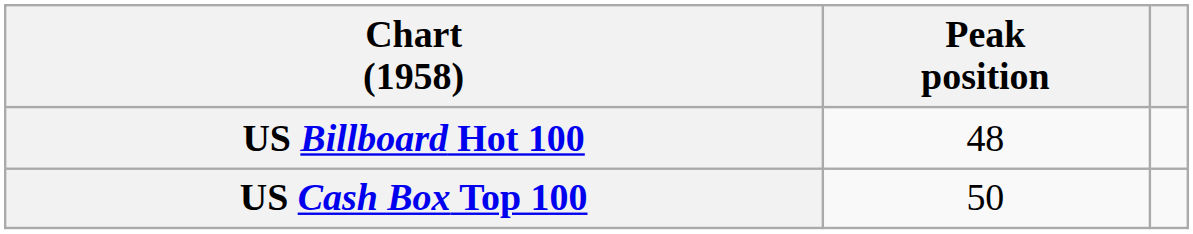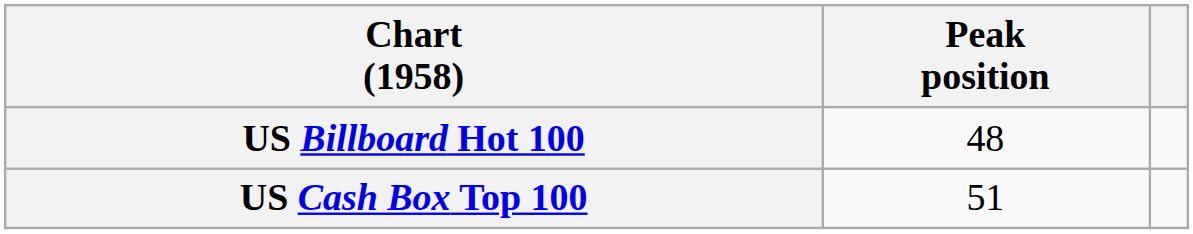(985, 197) 50 -> (985, 197) 51
